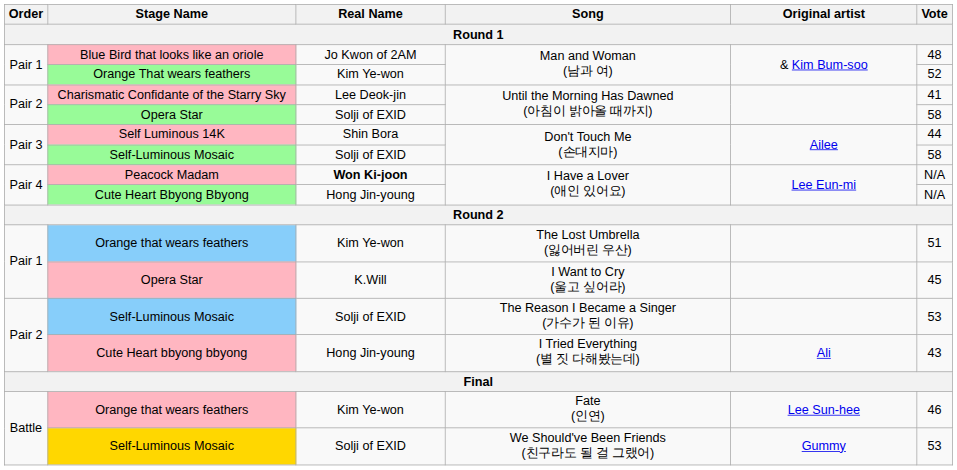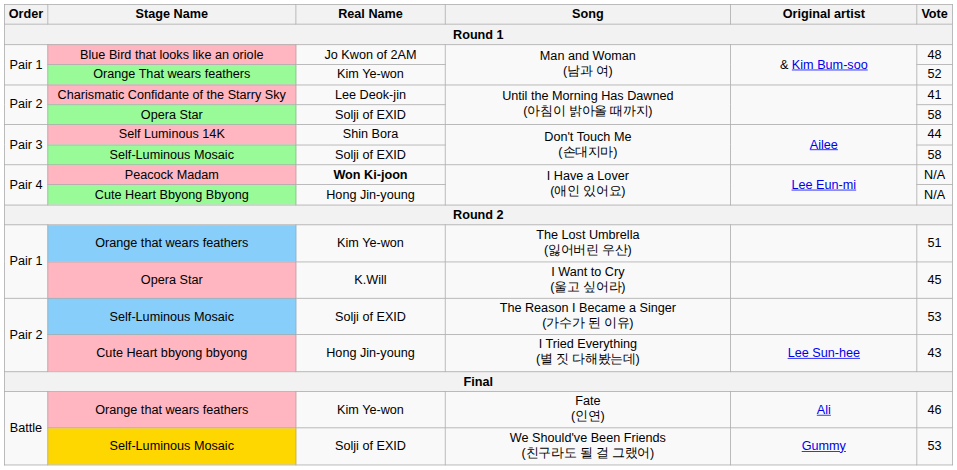(824, 353) Ali -> (824, 353) Lee Sun-hee
(824, 409) Lee Sun-hee -> (824, 409) Ali
